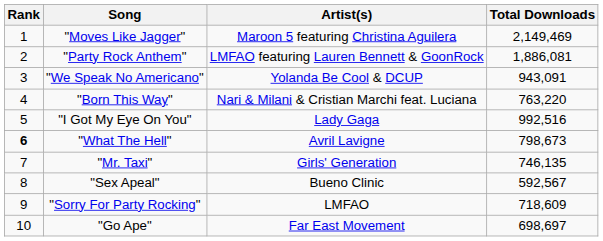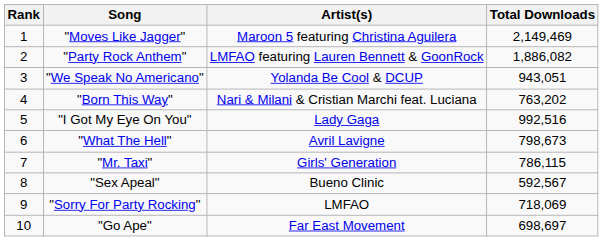(542, 57) 1,886,081 -> (542, 57) 1,886,082
(542, 78) 943,091 -> (542, 78) 943,051
(542, 99) 763,220 -> (542, 99) 763,202
(24, 141) bold -> (24, 141) normal
(542, 162) 746,135 -> (542, 162) 786,115
(542, 204) 718,609 -> (542, 204) 718,069
